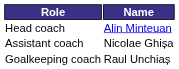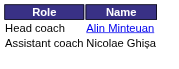- row: (53, 59)
